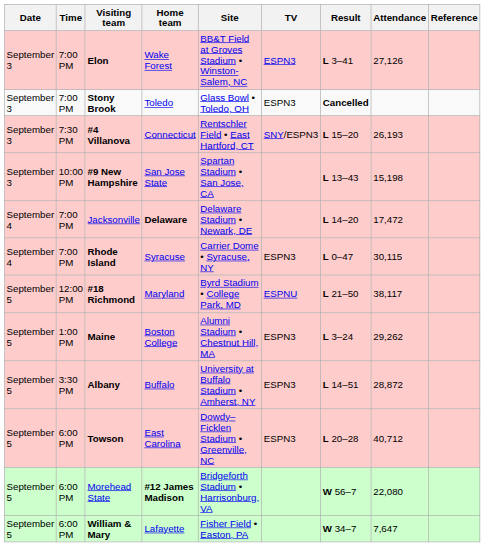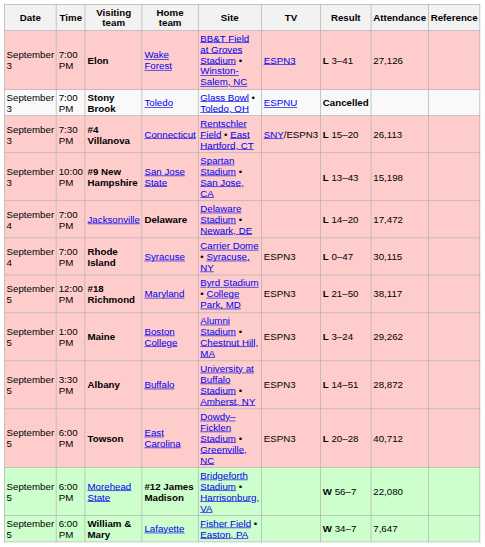(280, 103) ESPN3 -> (280, 103) ESPNU
(388, 135) 26,193 -> (388, 135) 26,113
(280, 294) ESPNU -> (280, 294) ESPN3
